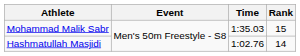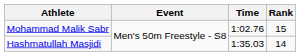(247, 28) 1:35.03 -> (247, 28) 1:02.76
(247, 44) 1:02.76 -> (247, 44) 1:35.03
